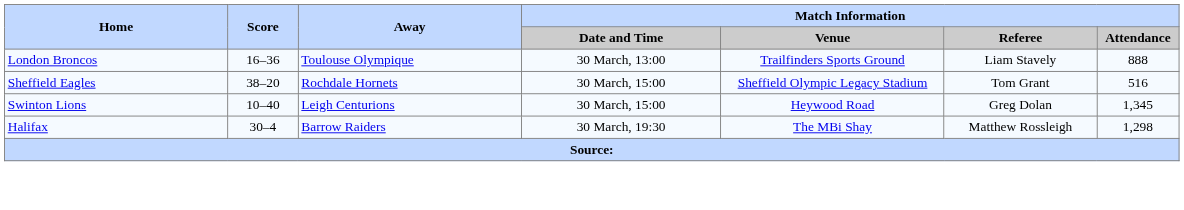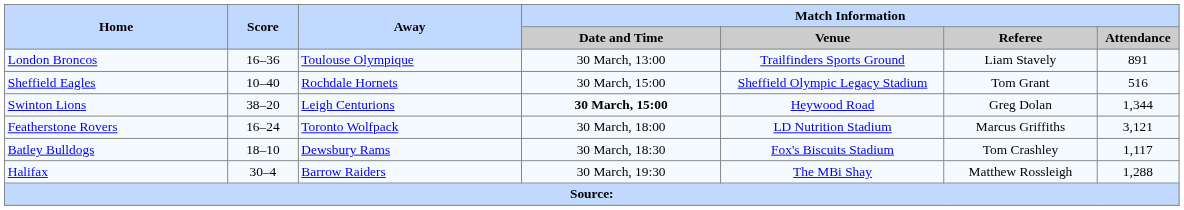(1138, 60) 888 -> (1138, 60) 891
(263, 82) 38–20 -> (263, 82) 10–40
(263, 104) 10–40 -> (263, 104) 38–20
(621, 104) normal -> (621, 104) bold
(1138, 104) 1,345 -> (1138, 104) 1,344
+ row: (63, 127)
+ row: (51, 149)
(1138, 127) 1,298 -> (1138, 171) 1,288
